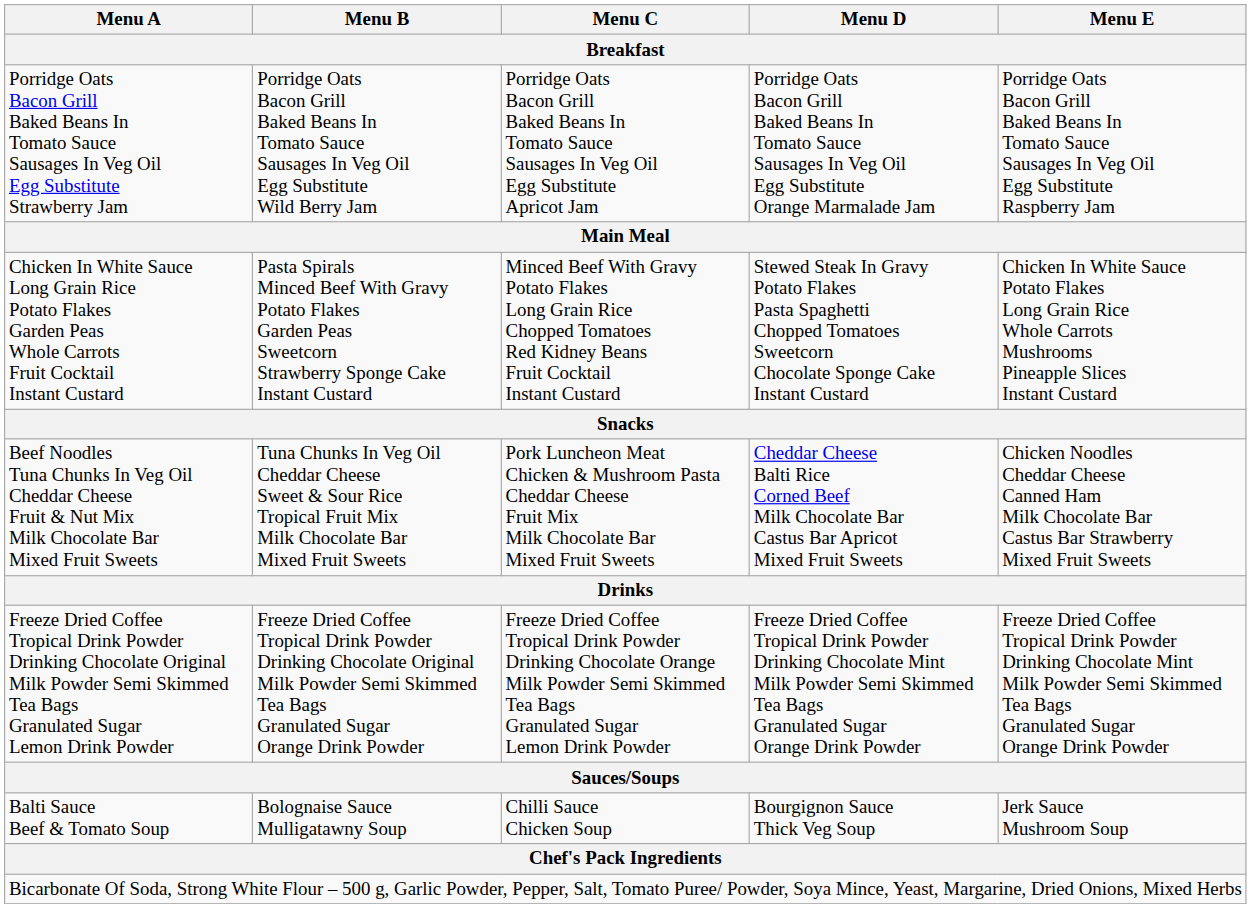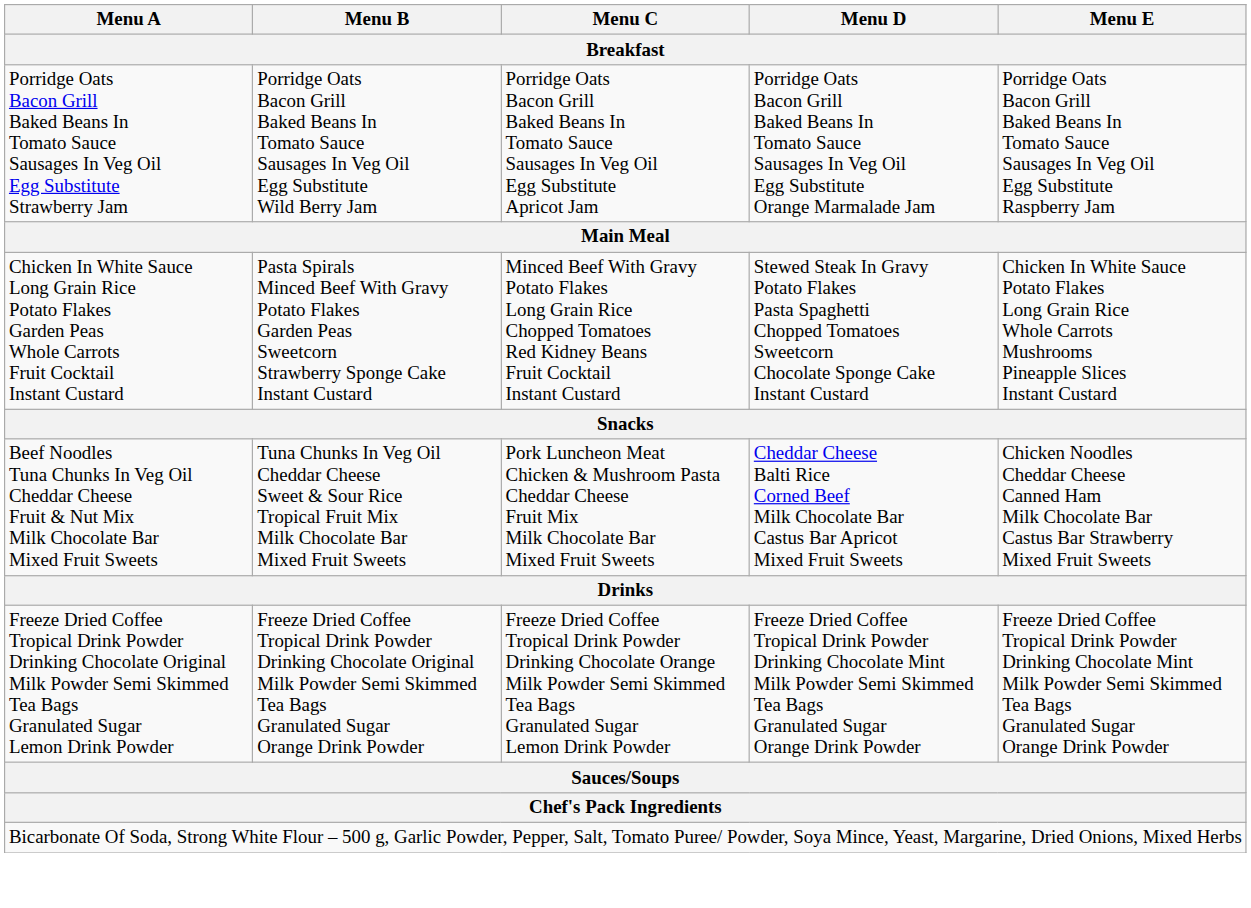- row: (89, 818)
